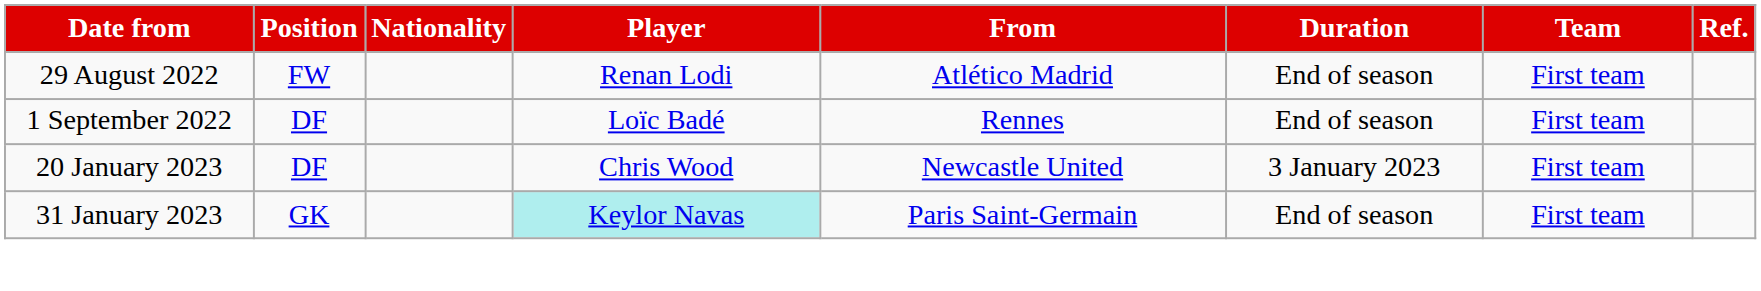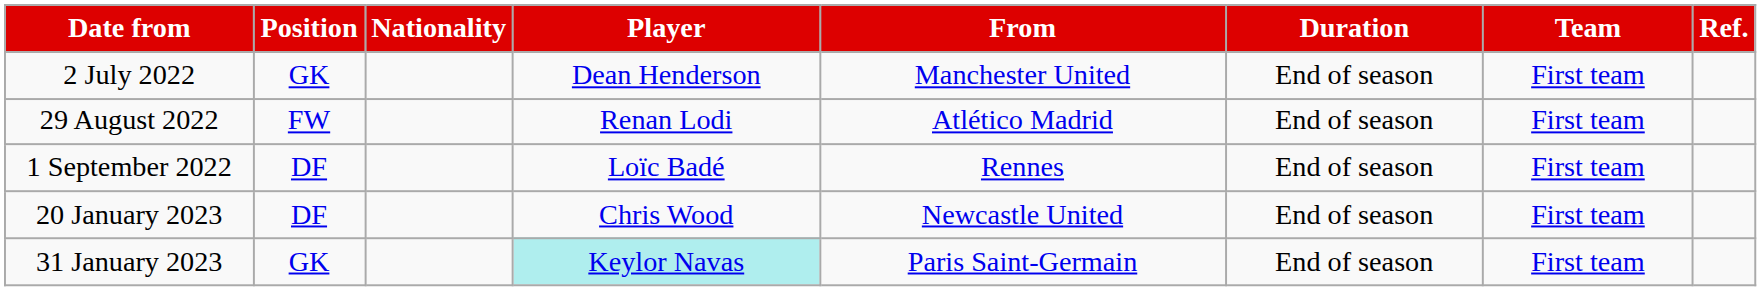+ row: (129, 74)
(1354, 167) 3 January 2023 -> (1354, 214) End of season
